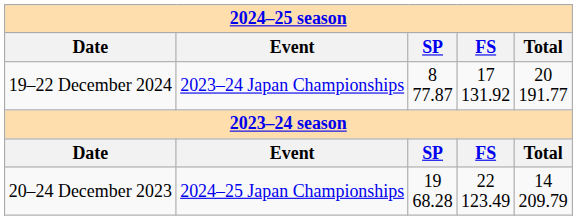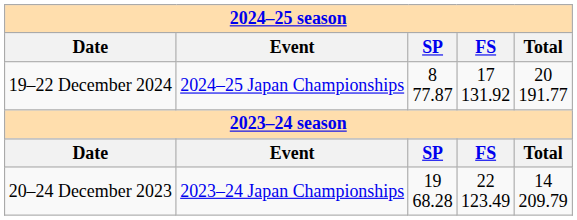(292, 85) 2023–24 Japan Championships -> (292, 85) 2024–25 Japan Championships
(292, 191) 2024–25 Japan Championships -> (292, 191) 2023–24 Japan Championships
